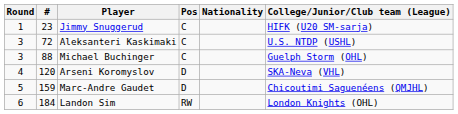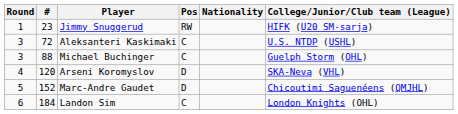(184, 27) C -> (186, 27) RW
(47, 87) 159 -> (47, 87) 152
(186, 102) RW -> (184, 102) C
